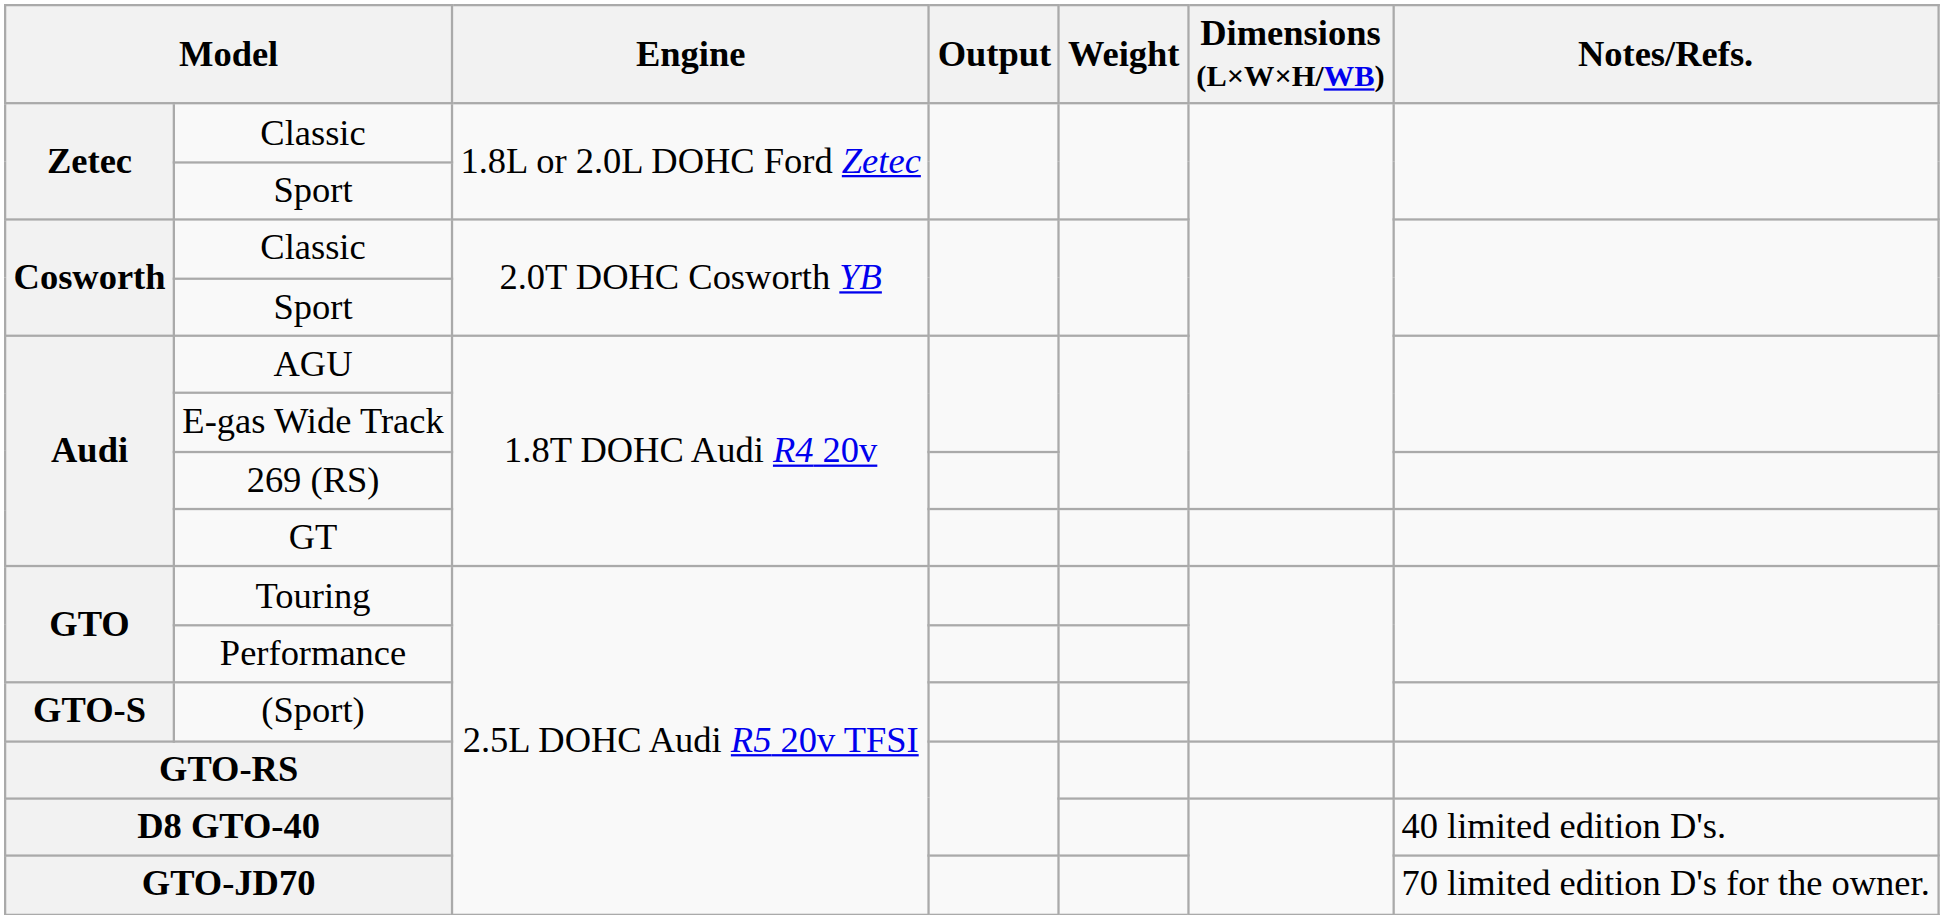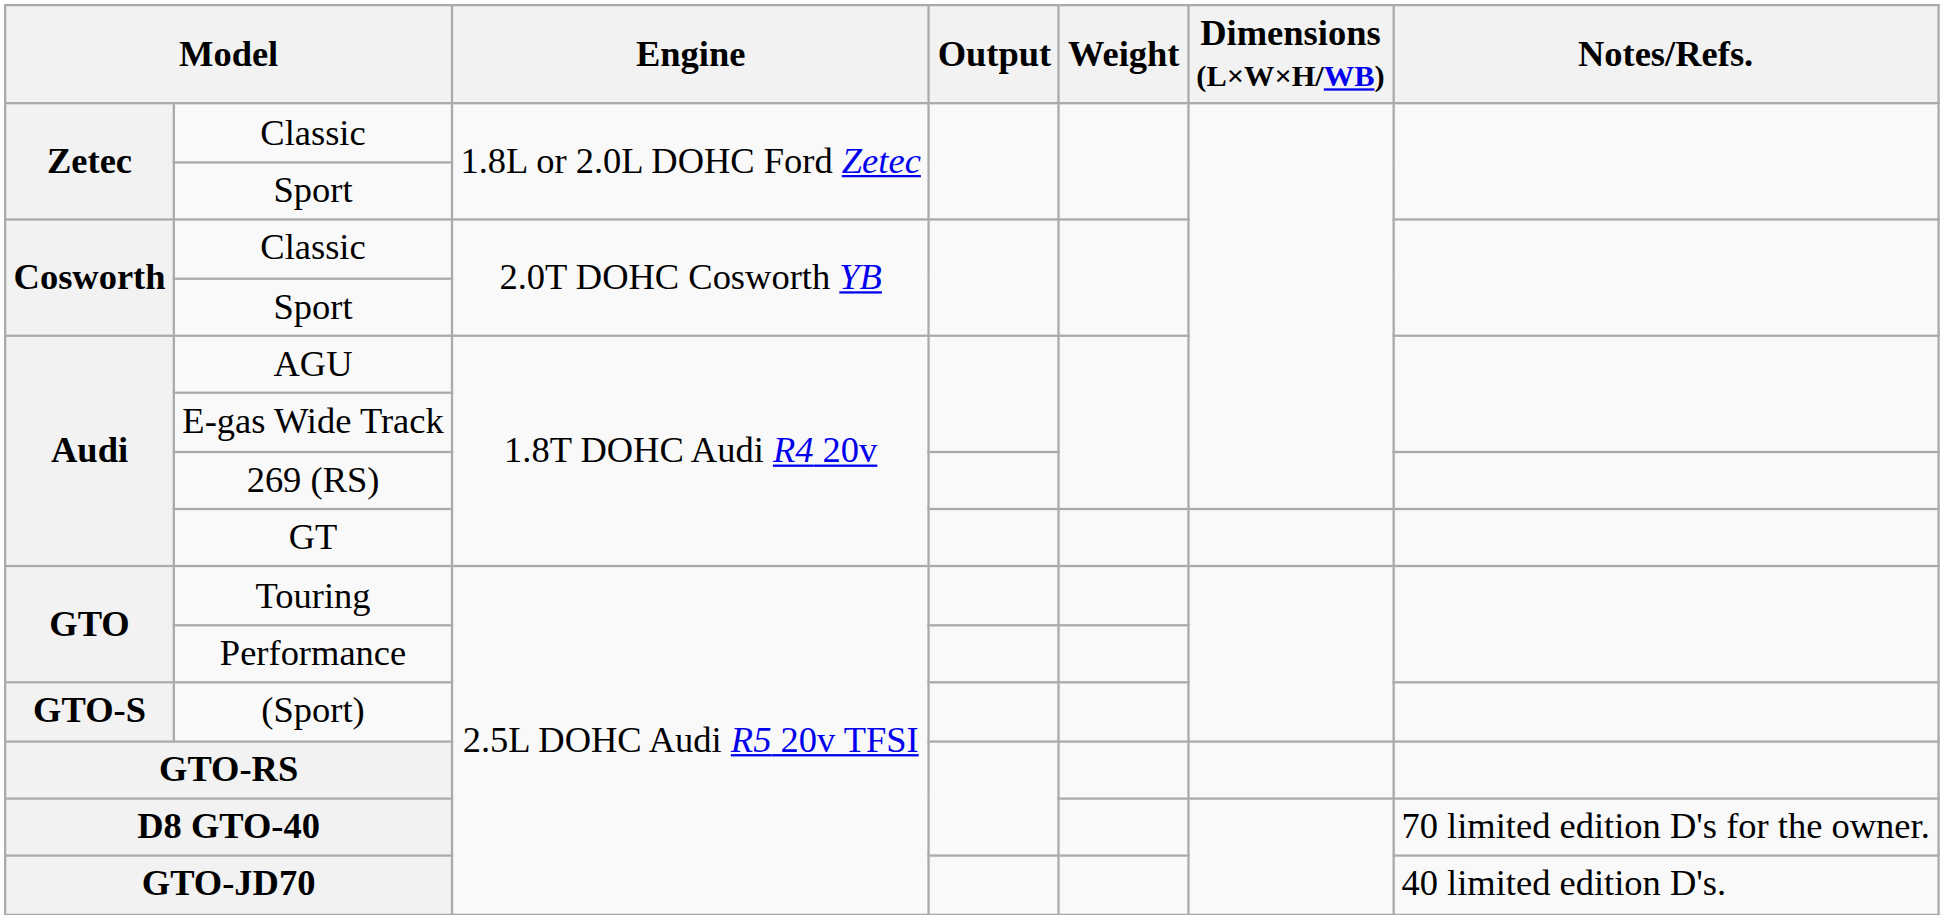(1564, 826) 40 limited edition D's. -> (1666, 826) 70 limited edition D's for the owner.
(1666, 884) 70 limited edition D's for the owner. -> (1564, 884) 40 limited edition D's.
